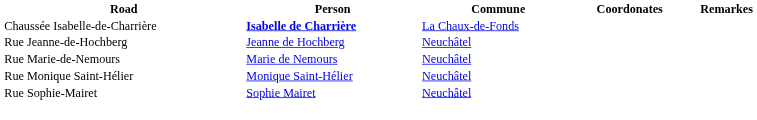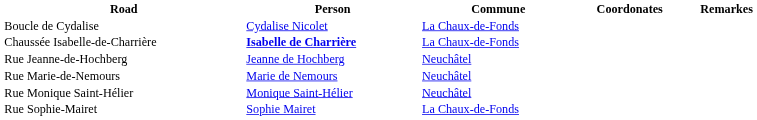+ row: (52, 25)
(447, 92) Neuchâtel -> (471, 109) La Chaux-de-Fonds
